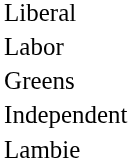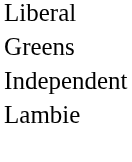- row: (34, 46)
